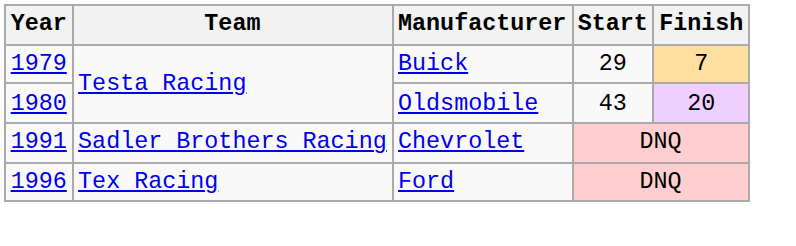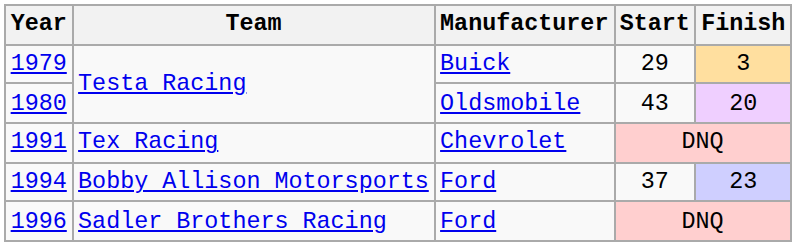(701, 64) 7 -> (743, 64) 3
(232, 142) Sadler Brothers Racing -> (148, 142) Tex Racing
+ row: (39, 182)
(148, 182) Tex Racing -> (232, 221) Sadler Brothers Racing
